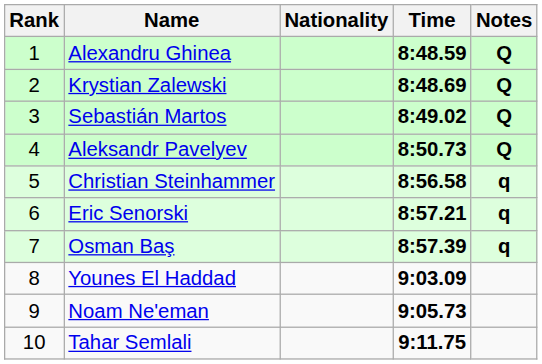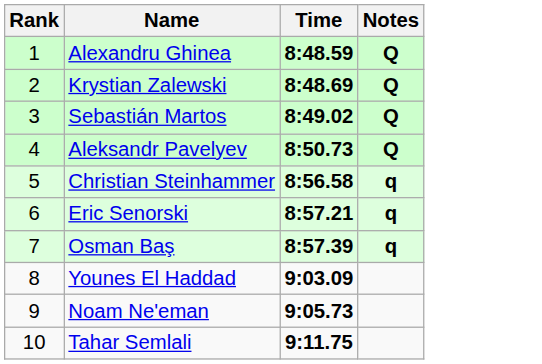- column: (336, 20)
